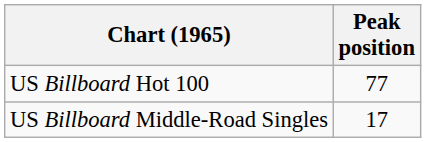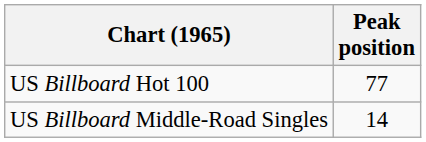(377, 119) 17 -> (377, 119) 14
